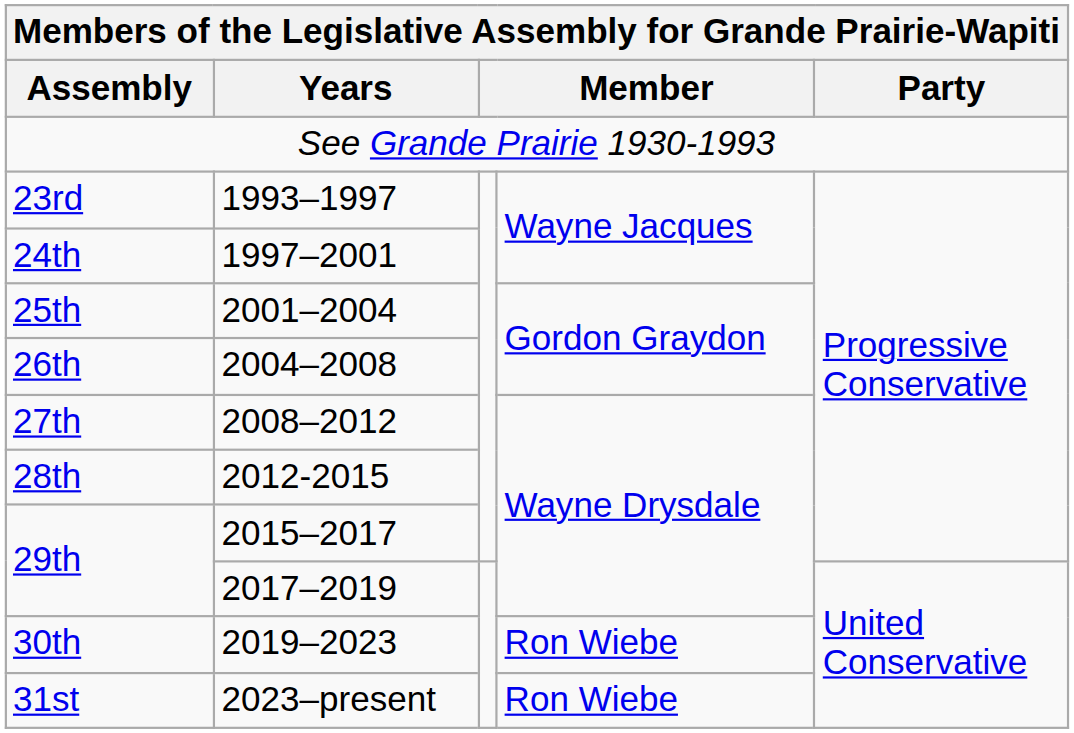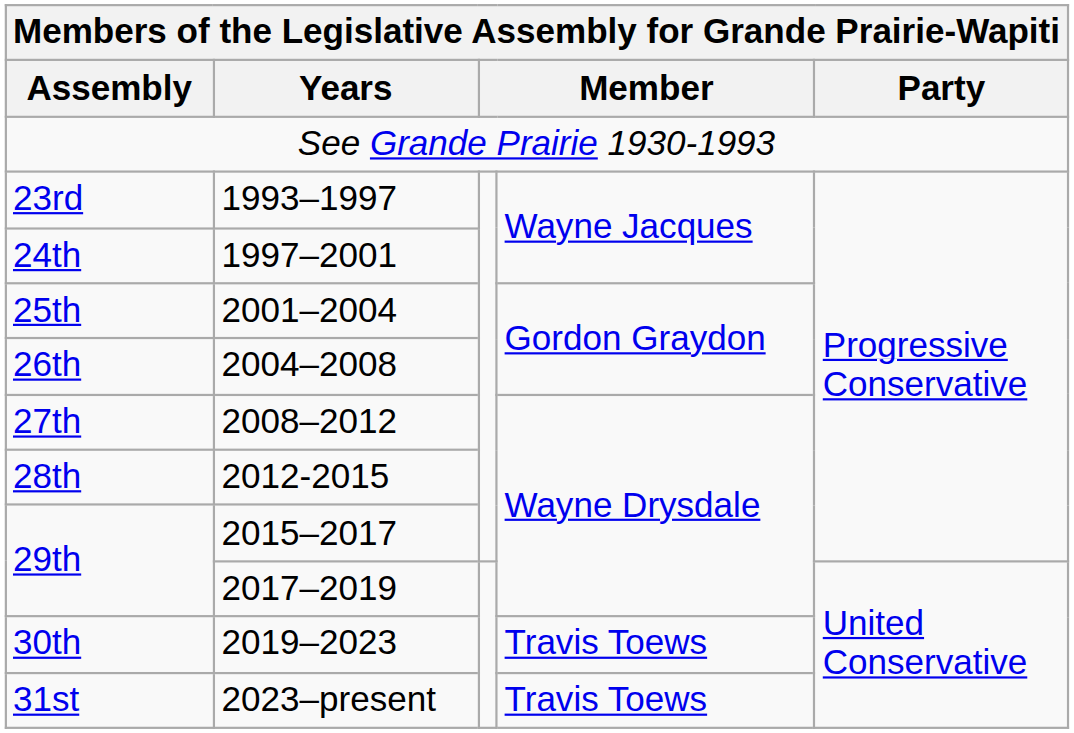(591, 643) Ron Wiebe -> (606, 643) Travis Toews
(591, 699) Ron Wiebe -> (606, 699) Travis Toews
